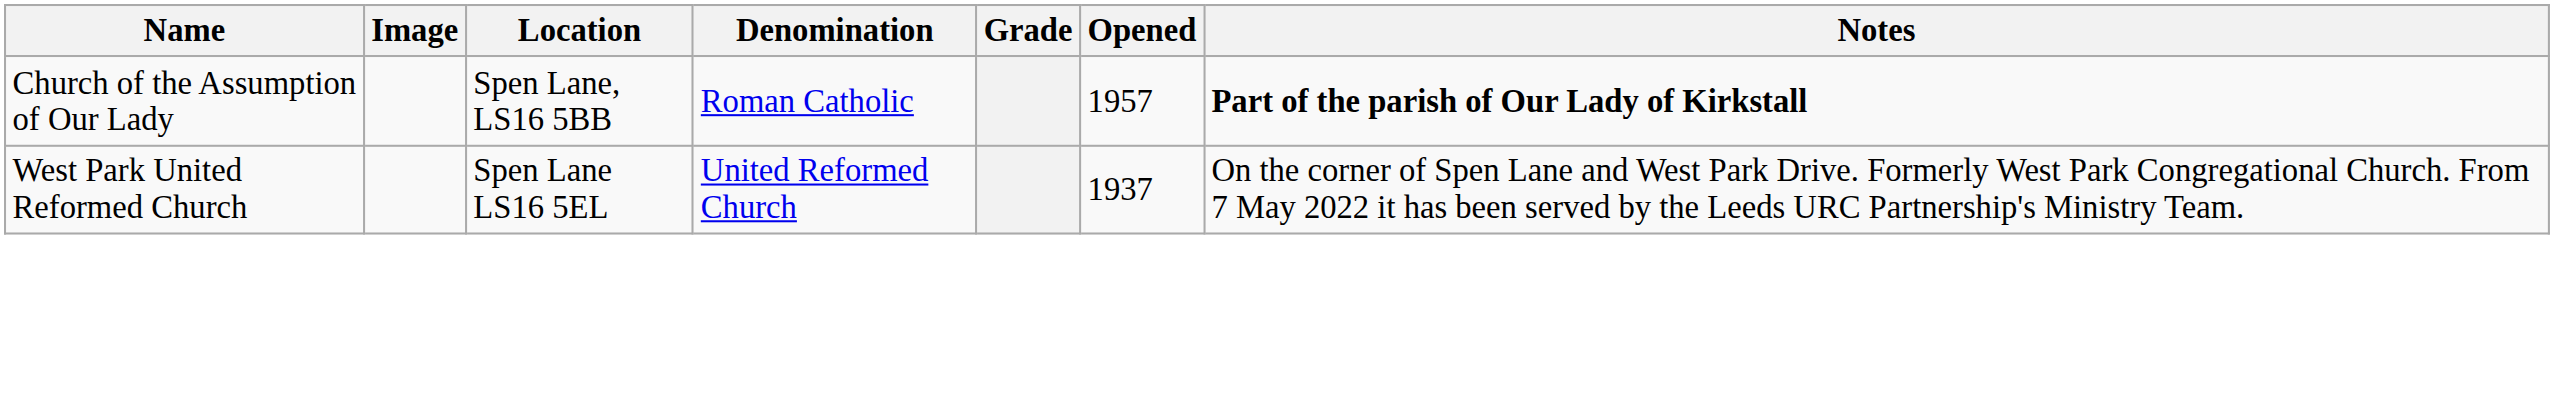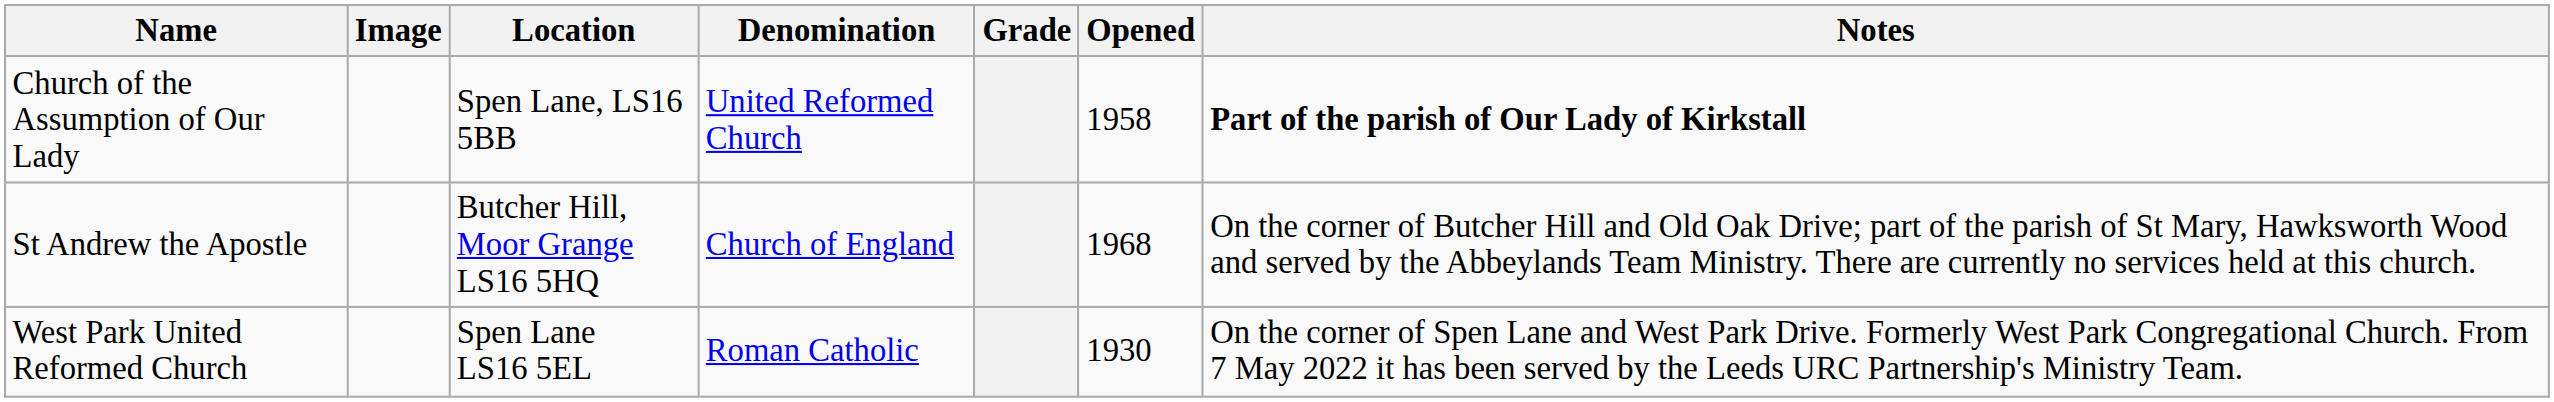(807, 100) Roman Catholic -> (820, 118) United Reformed Church
(1120, 100) 1957 -> (1119, 118) 1958
+ row: (160, 244)
(815, 188) United Reformed Church -> (812, 350) Roman Catholic
(1120, 188) 1937 -> (1119, 350) 1930
